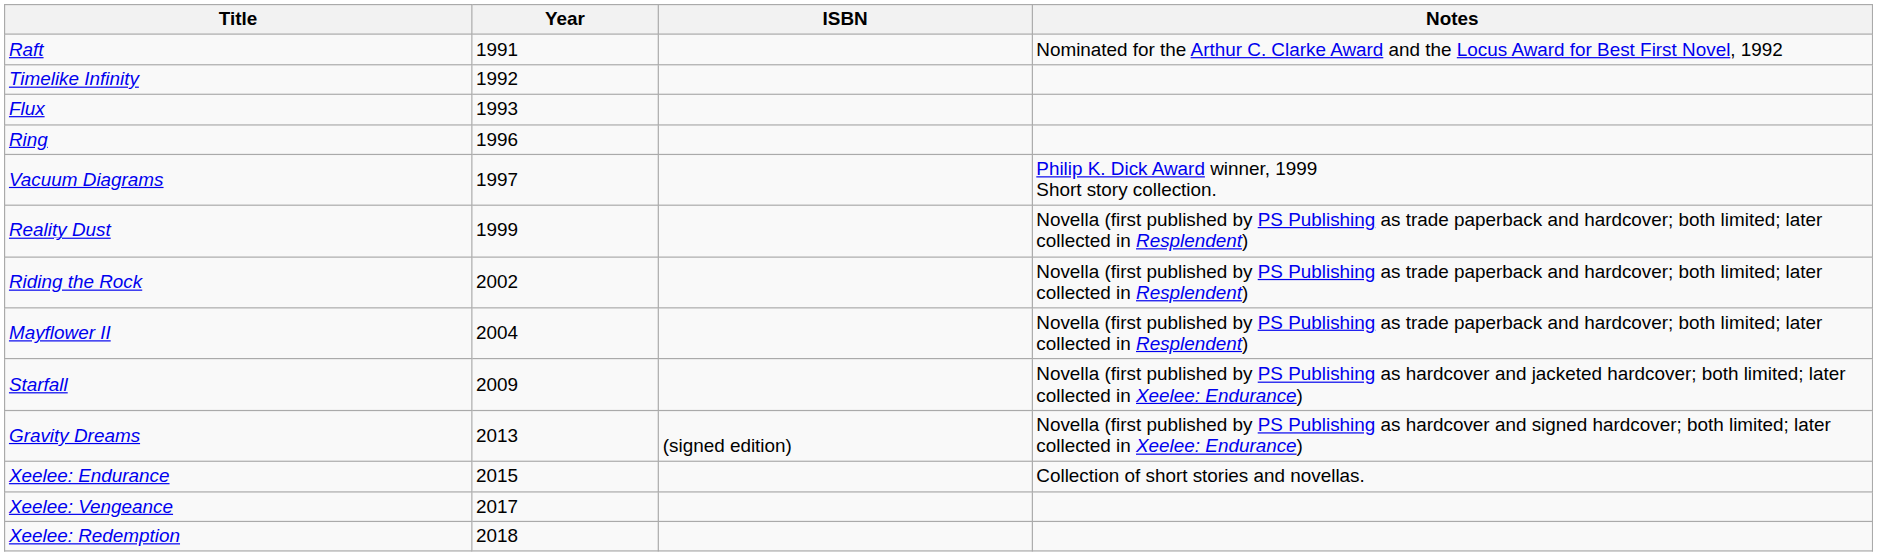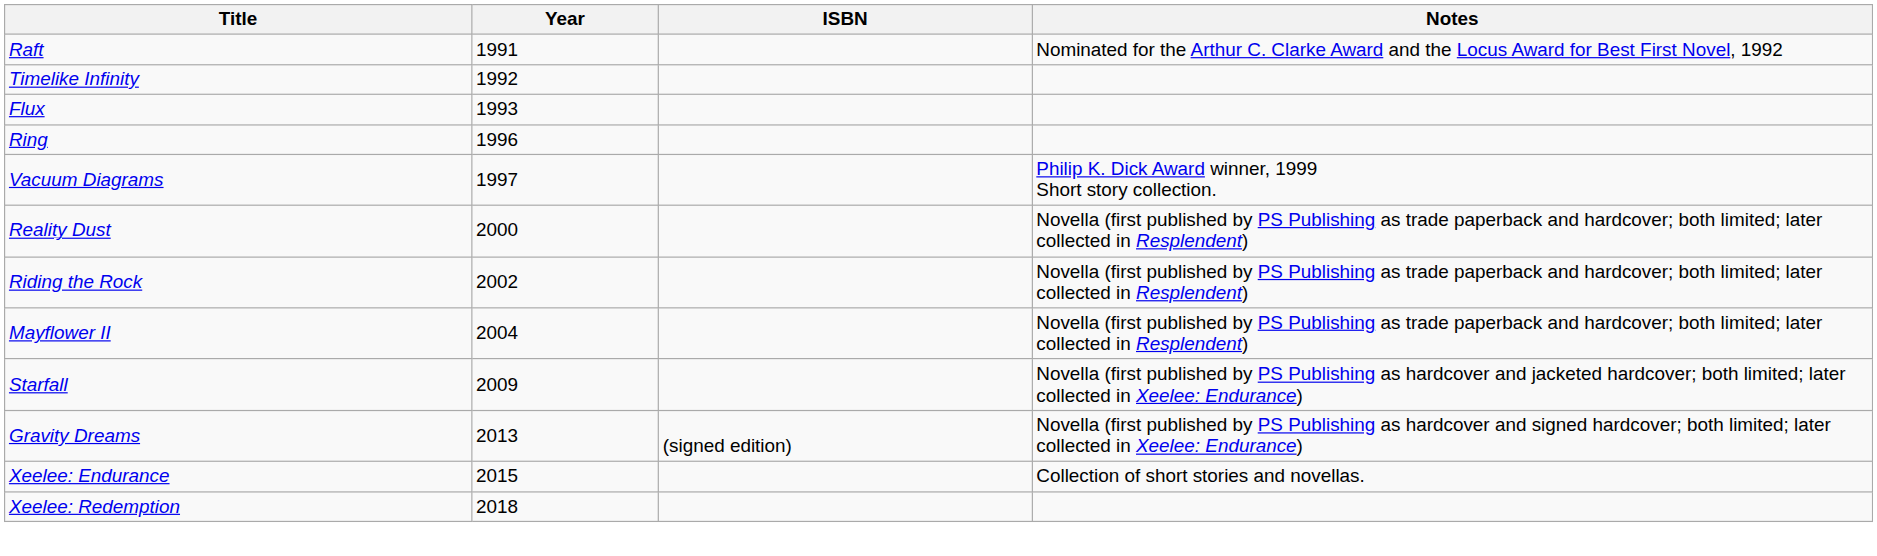(497, 230) 1999 -> (497, 230) 2000
- row: (91, 506)
